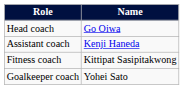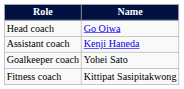rows swapped: (43, 76) <-> (34, 60)
